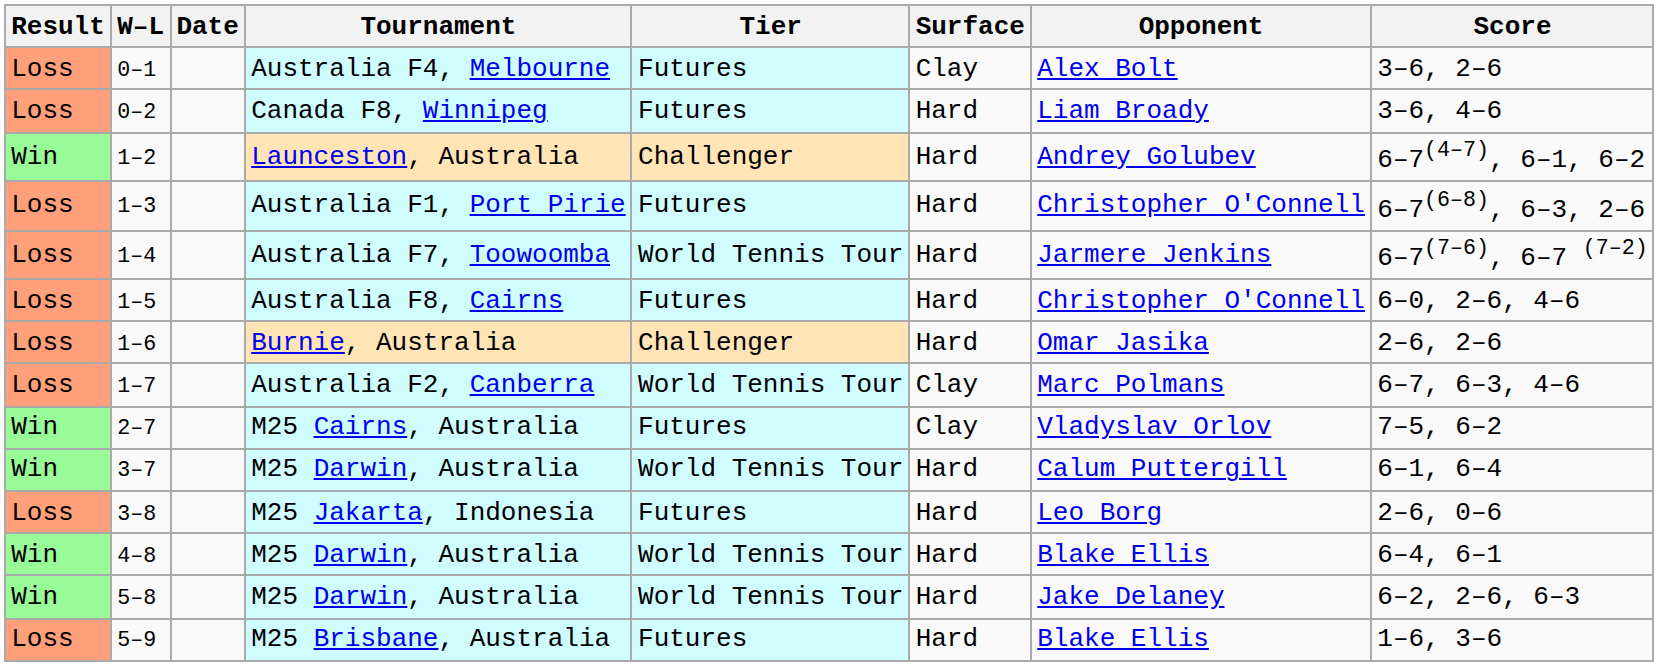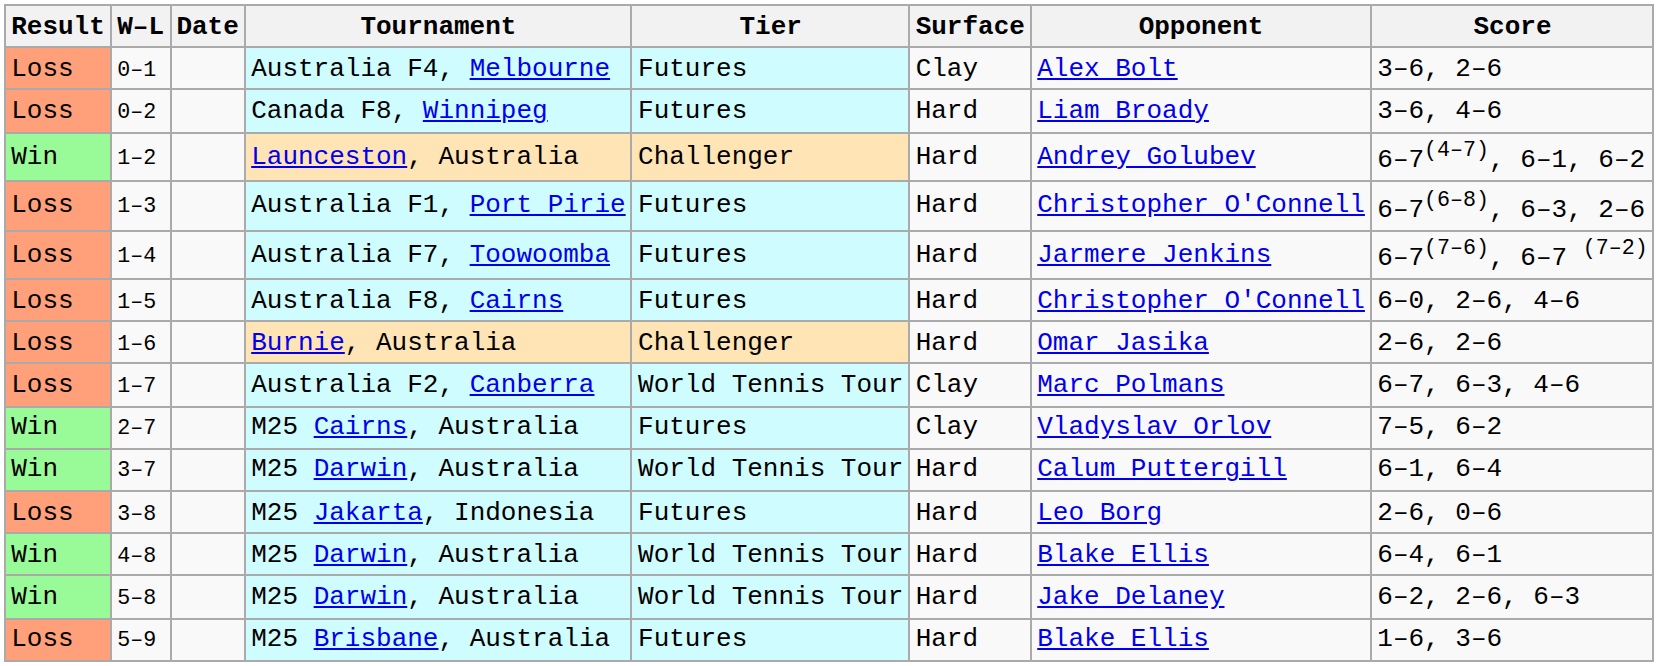(771, 255) World Tennis Tour -> (693, 255) Futures
